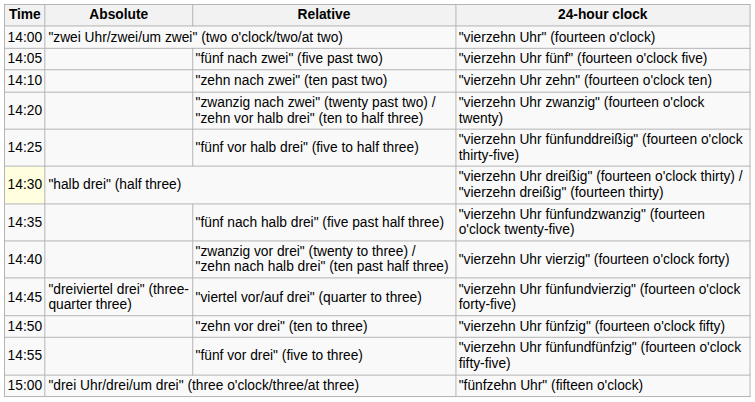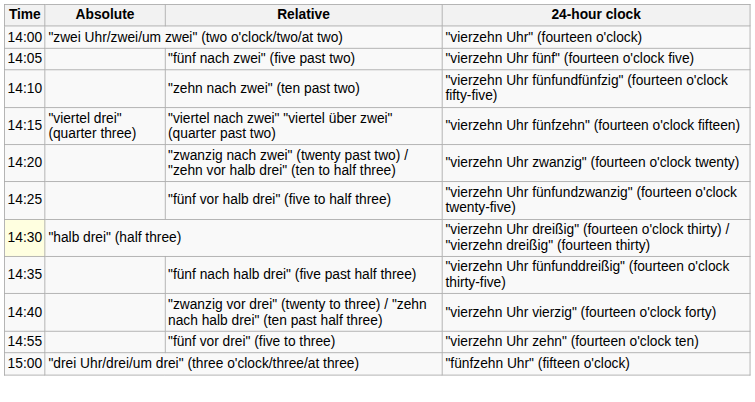(585, 80) "vierzehn Uhr zehn" (fourteen o'clock ten) -> (587, 88) "vierzehn Uhr fünfundfünfzig" (fourteen o'clock fifty-five)
+ row: (280, 125)
(601, 147) "vierzehn Uhr fünfunddreißig" (fourteen o'clock thirty-five) -> (591, 200) "vierzehn Uhr fünfundzwanzig" (fourteen o'clock twenty-five)
(582, 222) "vierzehn Uhr fünfundzwanzig" (fourteen o'clock twenty-five) -> (587, 275) "vierzehn Uhr fünfunddreißig" (fourteen o'clock thirty-five)
- row: (309, 296)
- row: (282, 326)
(600, 356) "vierzehn Uhr fünfundfünfzig" (fourteen o'clock fifty-five) -> (572, 341) "vierzehn Uhr zehn" (fourteen o'clock ten)
